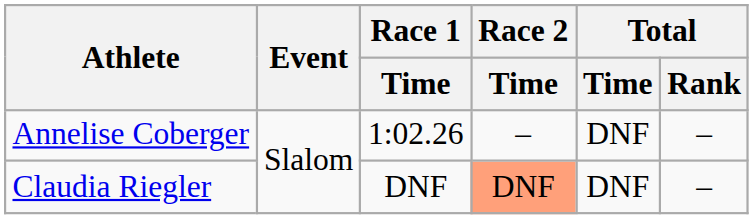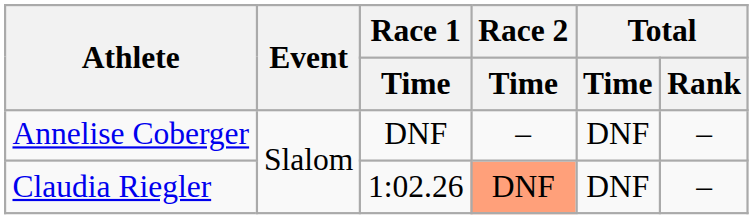(416, 134) 1:02.26 -> (416, 134) DNF
(416, 186) DNF -> (416, 186) 1:02.26
